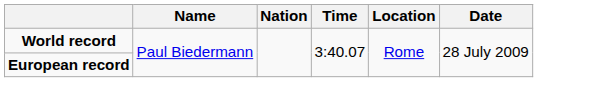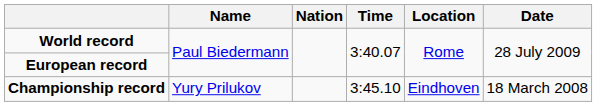+ row: (87, 88)
